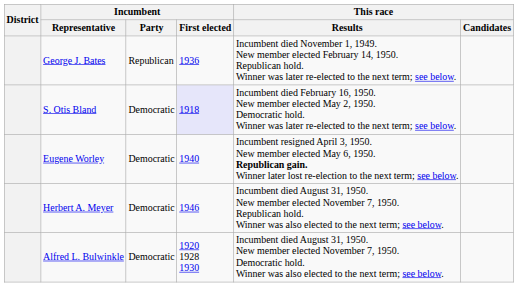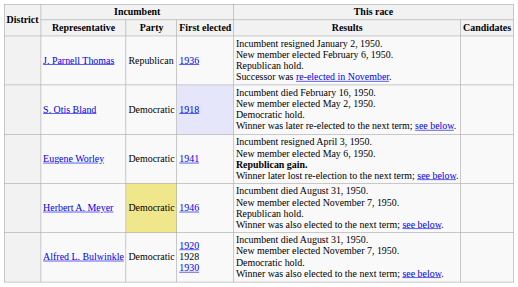+ row: (79, 60)
- row: (74, 60)
(189, 158) 1940 -> (189, 158) 1941
(152, 208) no background -> (152, 208) khaki background
